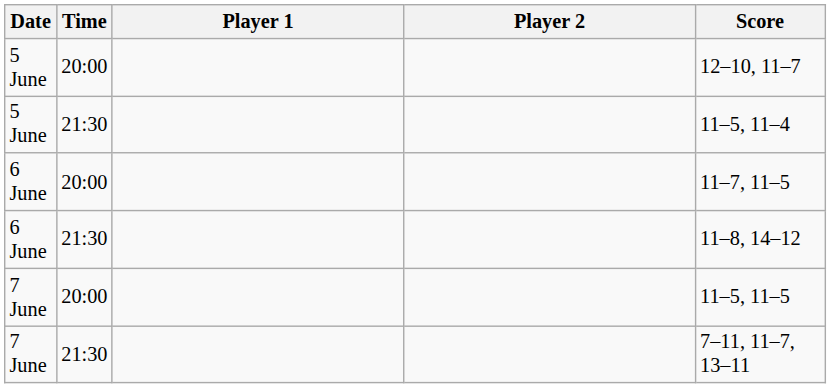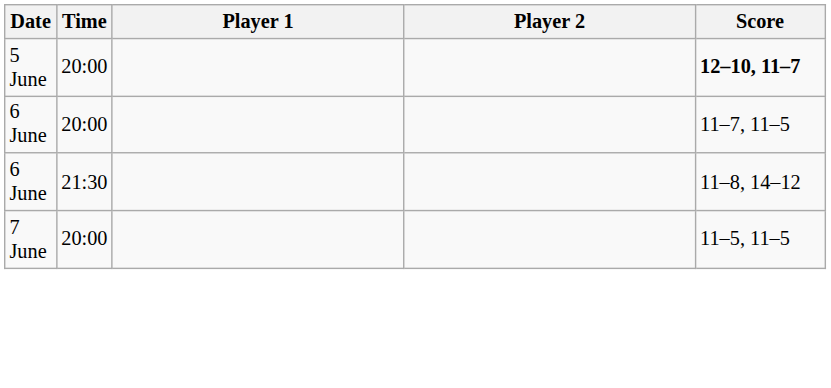(750, 67) normal -> (750, 67) bold
- row: (28, 124)
- row: (28, 354)
